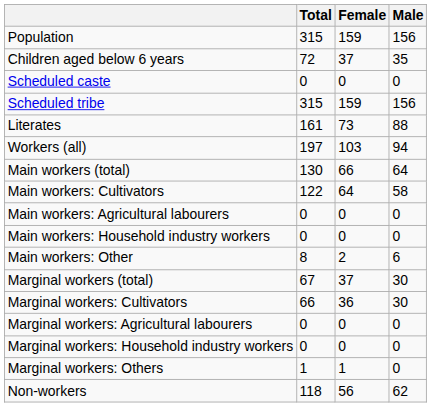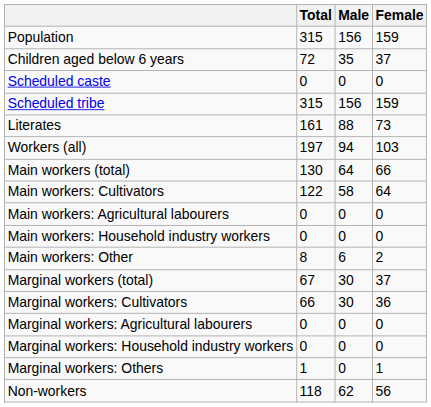columns swapped: (408, 15) <-> (362, 15)
